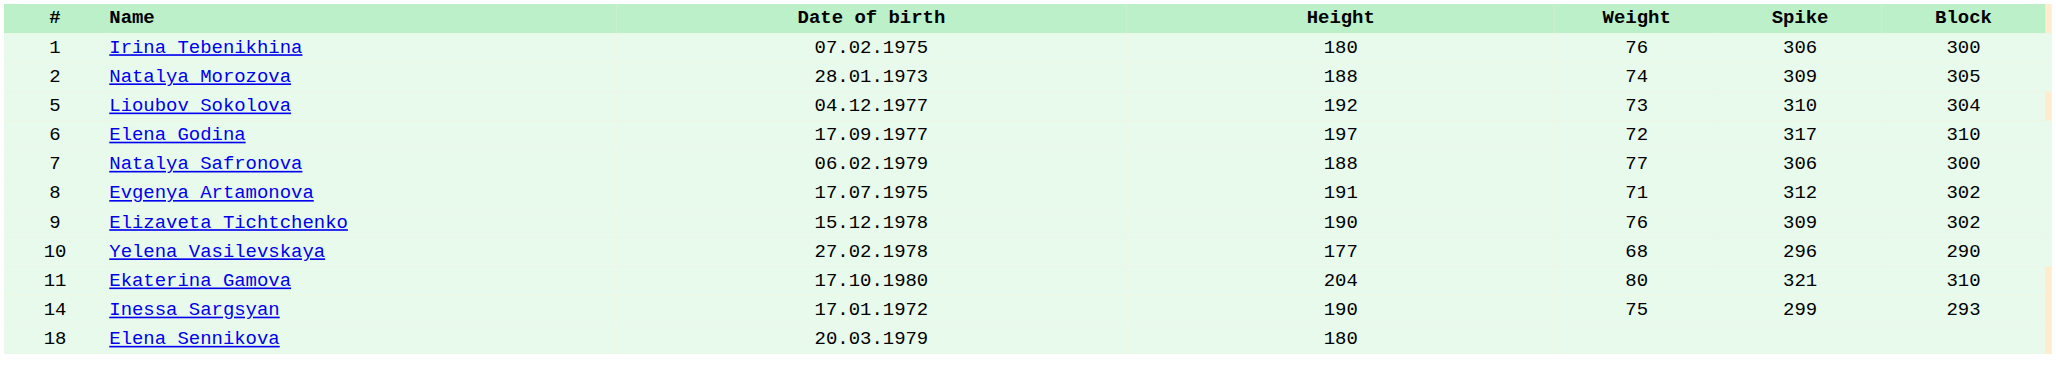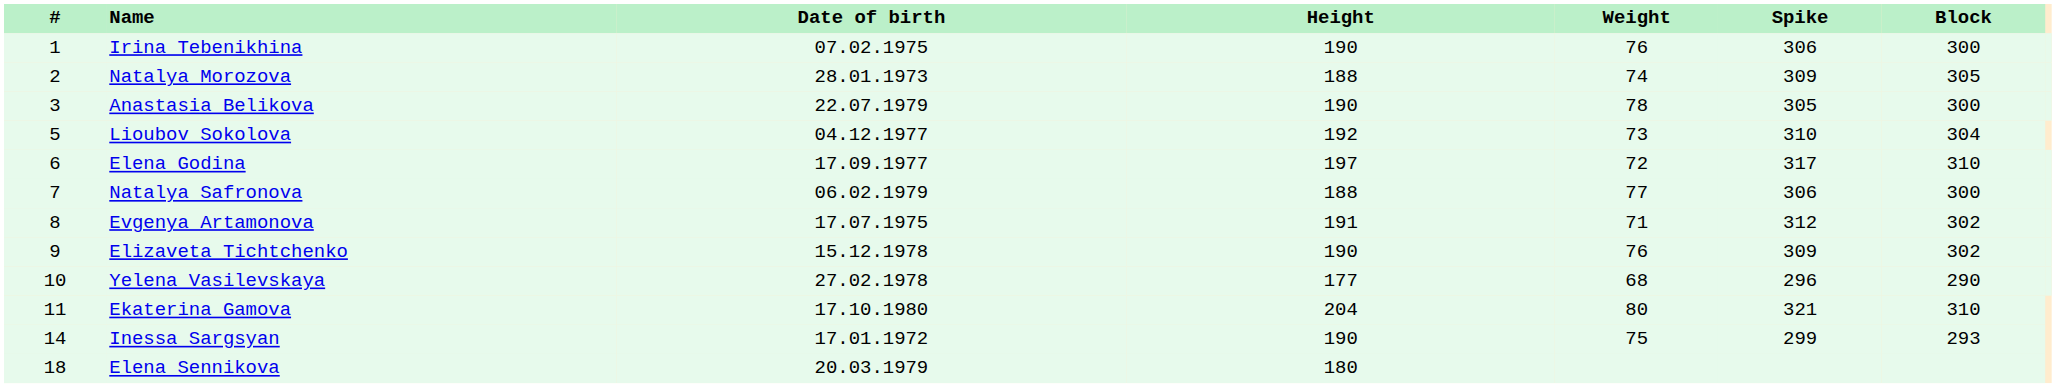(1341, 48) 180 -> (1341, 48) 190
+ row: (212, 106)
